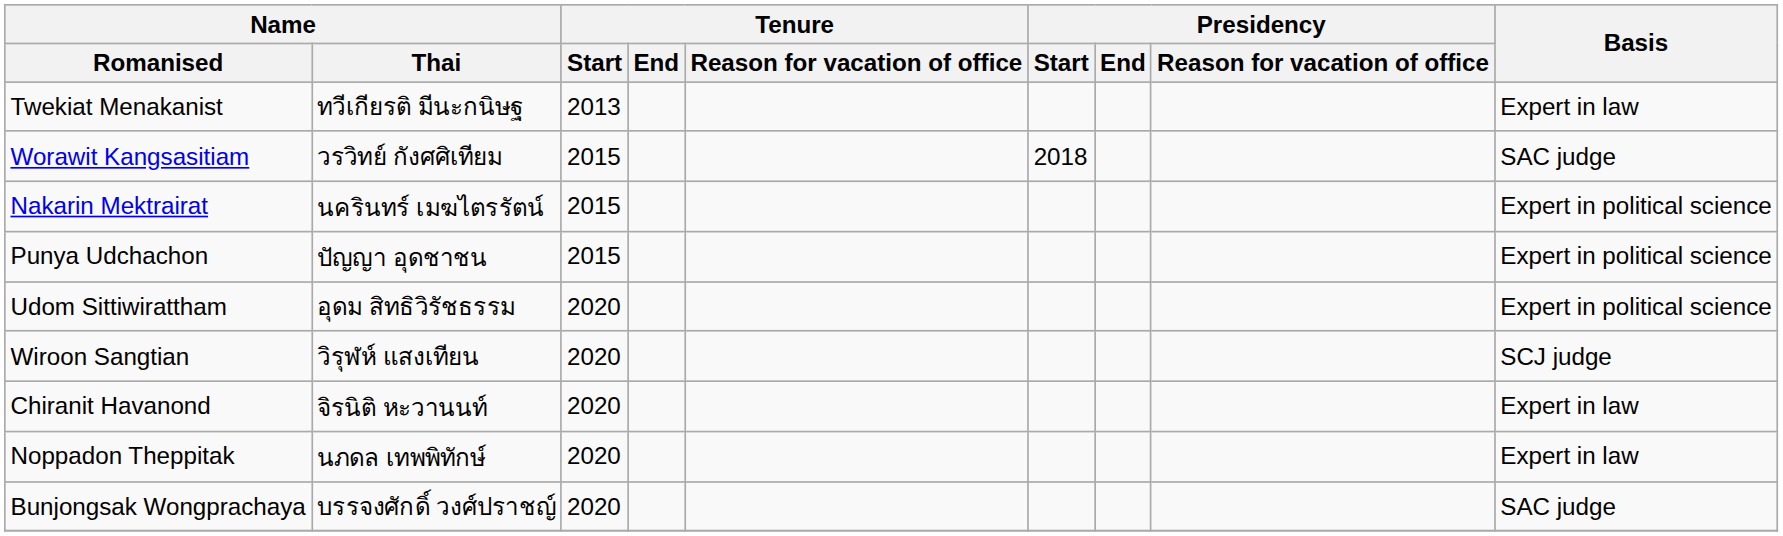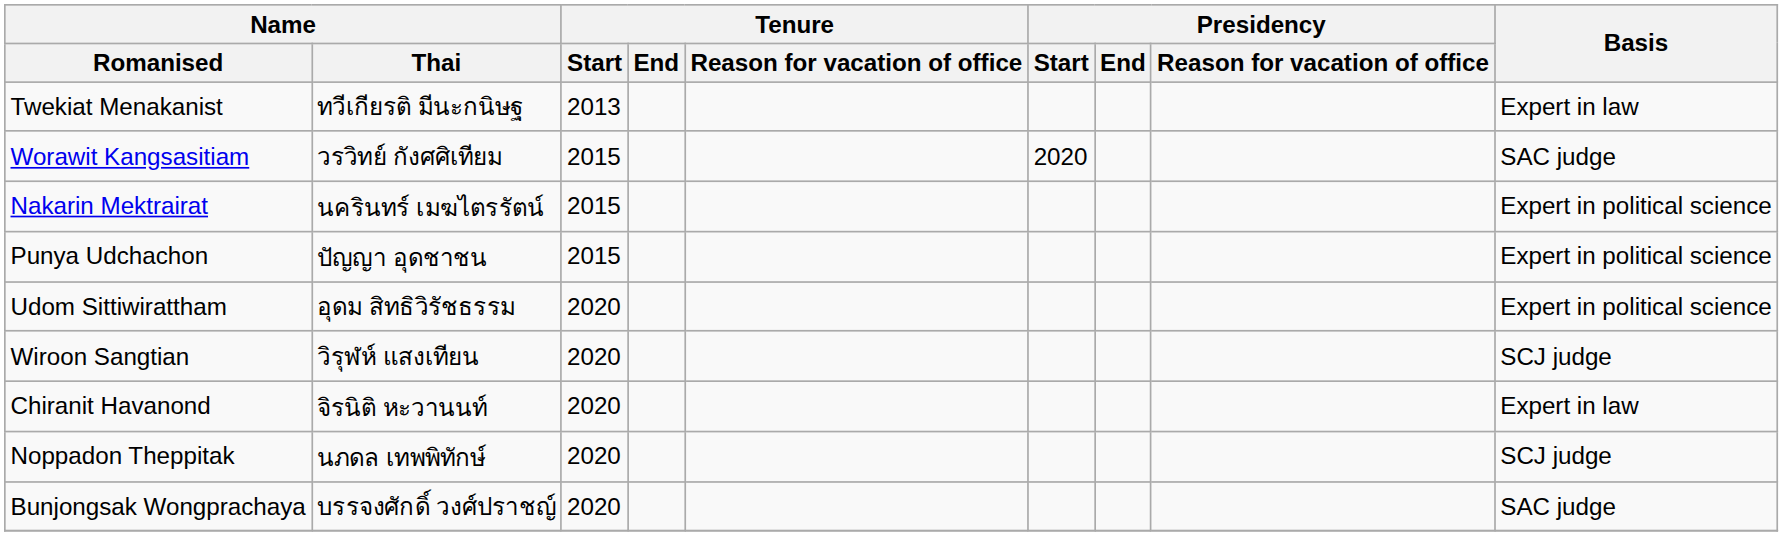(1061, 157) 2018 -> (1061, 157) 2020
(1569, 457) Expert in law -> (1556, 457) SCJ judge
